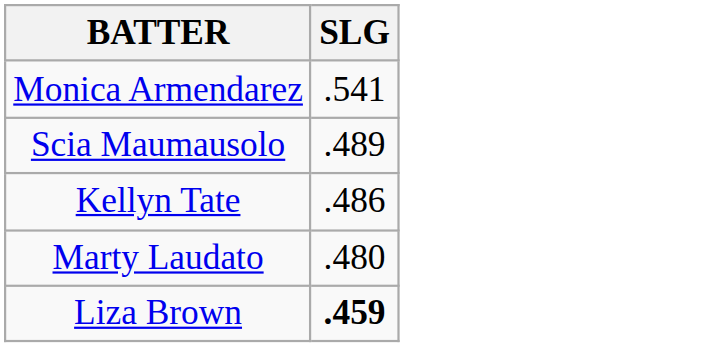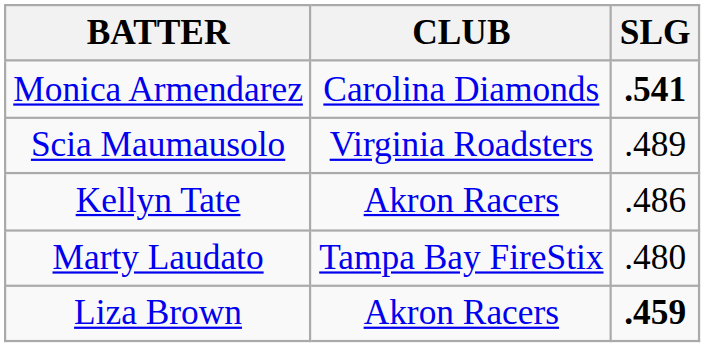+ column: (461, 32)
(355, 88) normal -> (655, 88) bold
